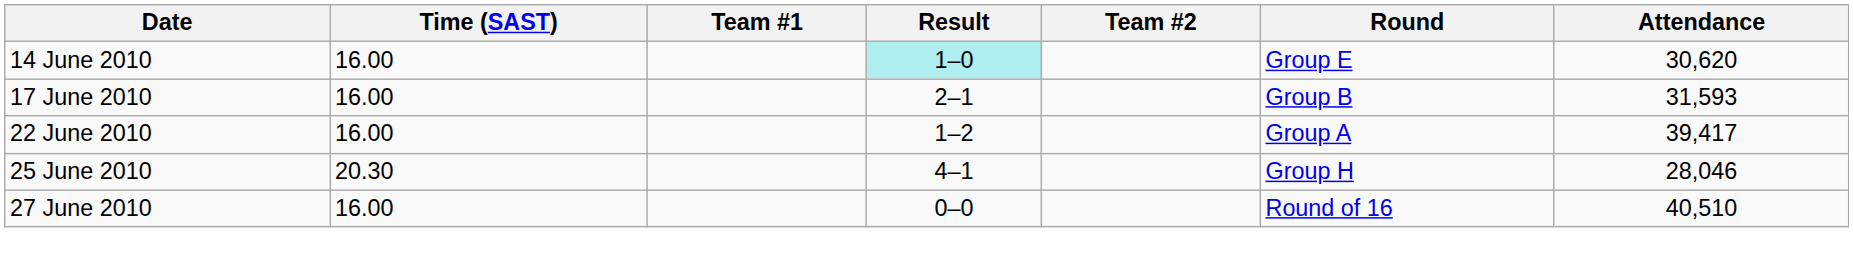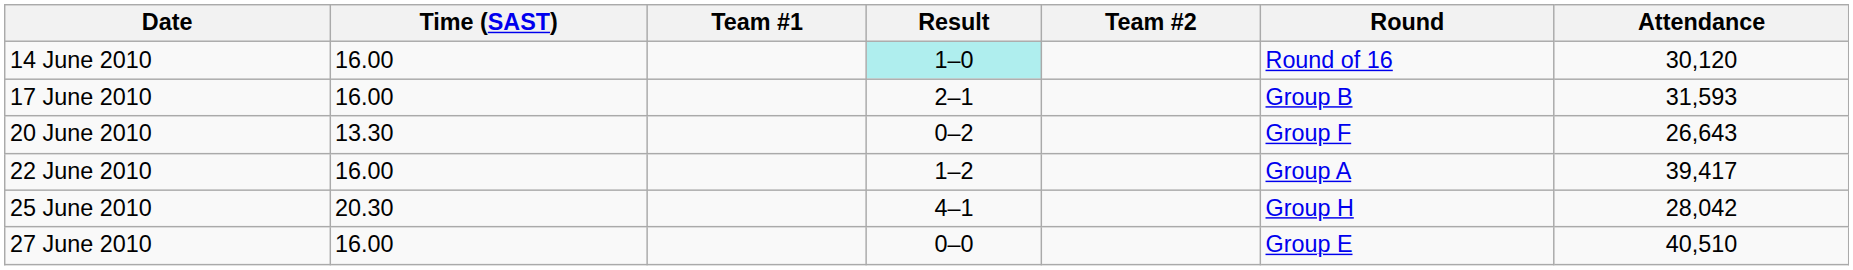(1309, 60) Group E -> (1329, 60) Round of 16
(1702, 60) 30,620 -> (1702, 60) 30,120
+ row: (81, 134)
(1702, 171) 28,046 -> (1702, 208) 28,042
(1329, 208) Round of 16 -> (1309, 245) Group E
